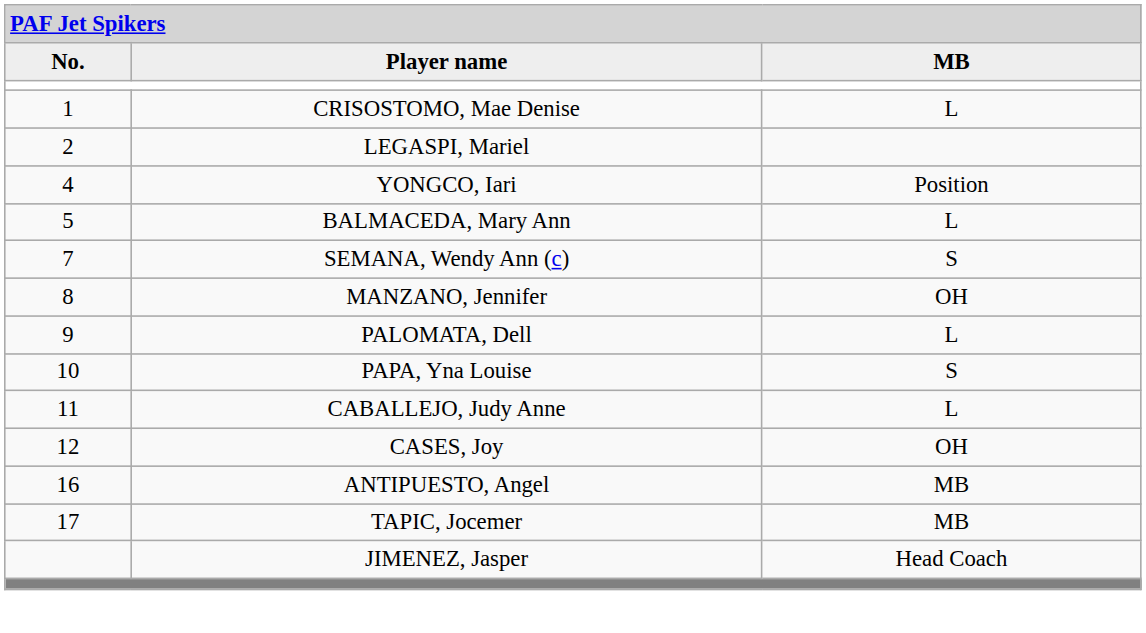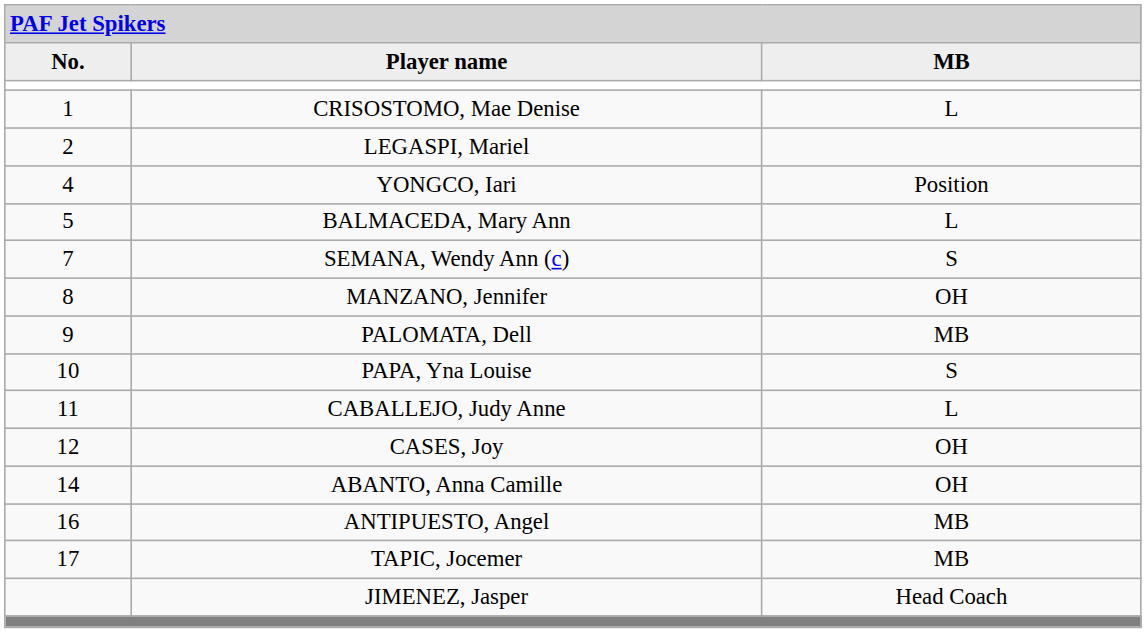(951, 334) L -> (951, 334) MB
+ row: (68, 484)
